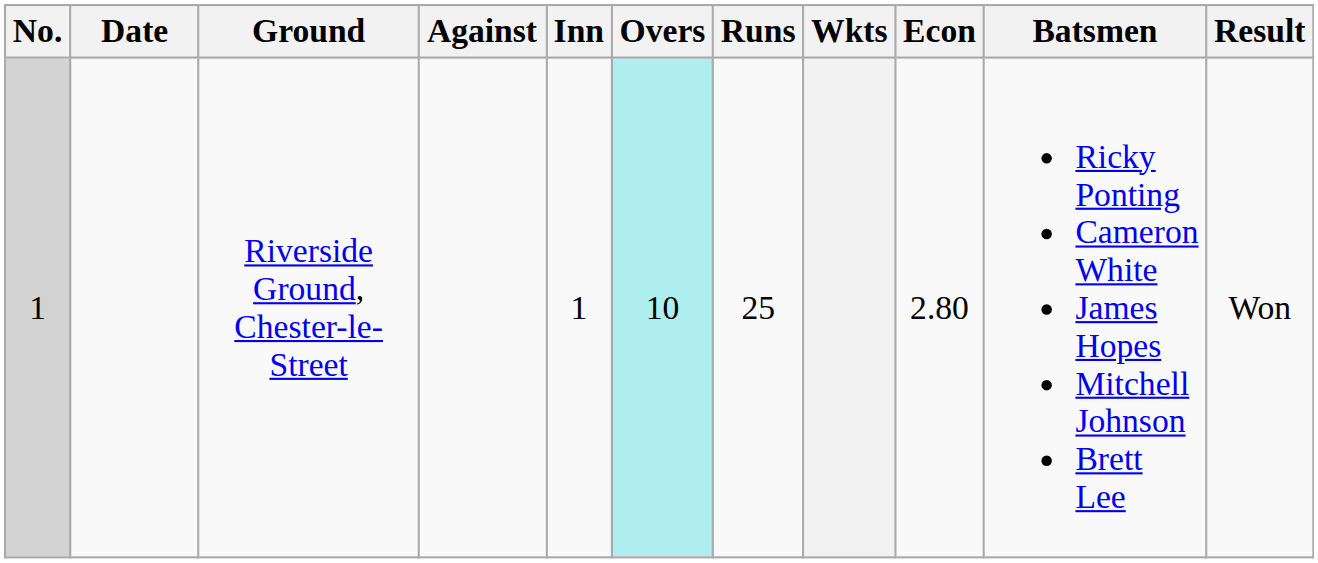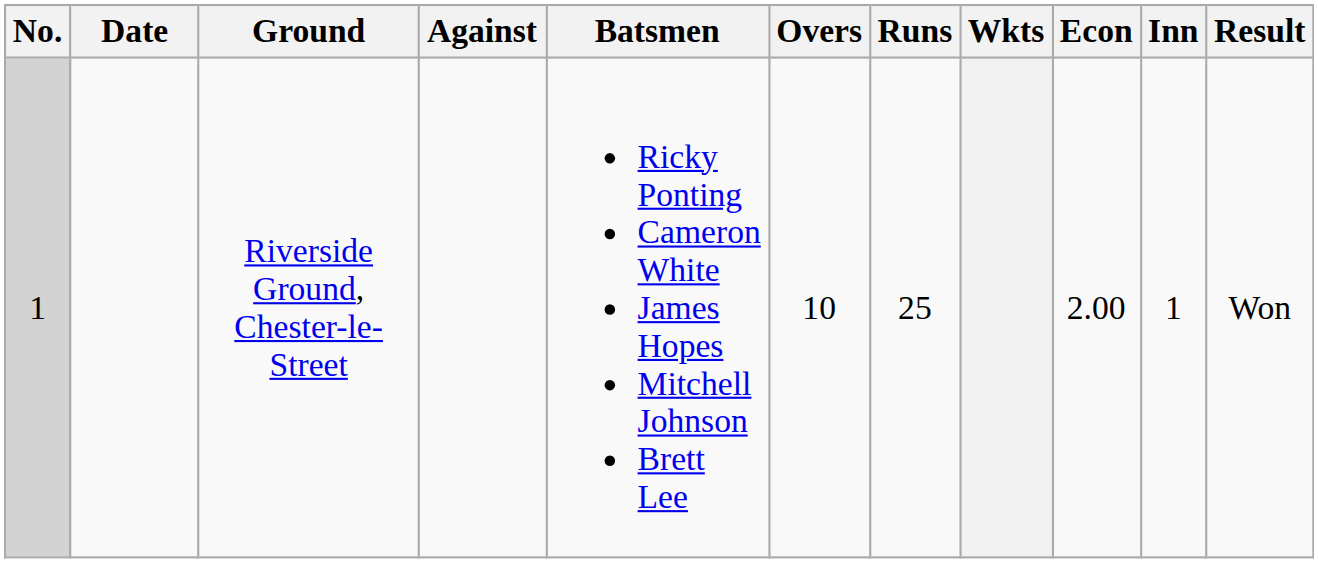columns swapped: (579, 31) <-> (1095, 31)
(662, 307) paleturquoise background -> (819, 307) no background
(939, 307) 2.80 -> (1096, 307) 2.00
